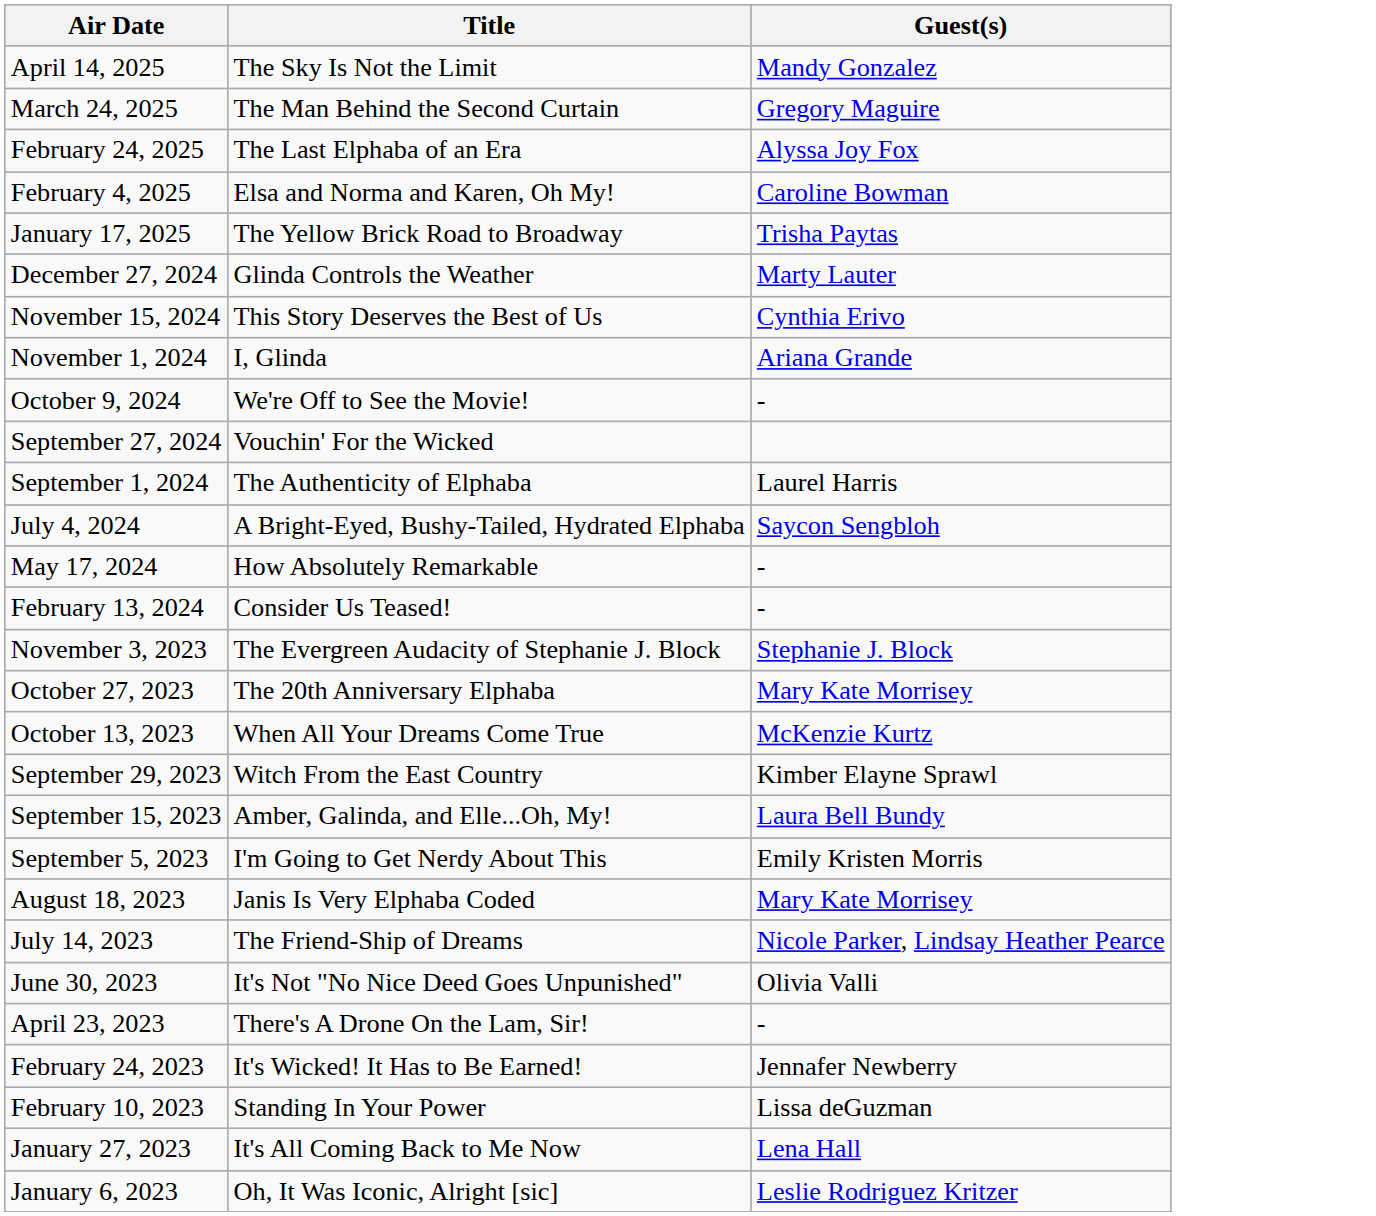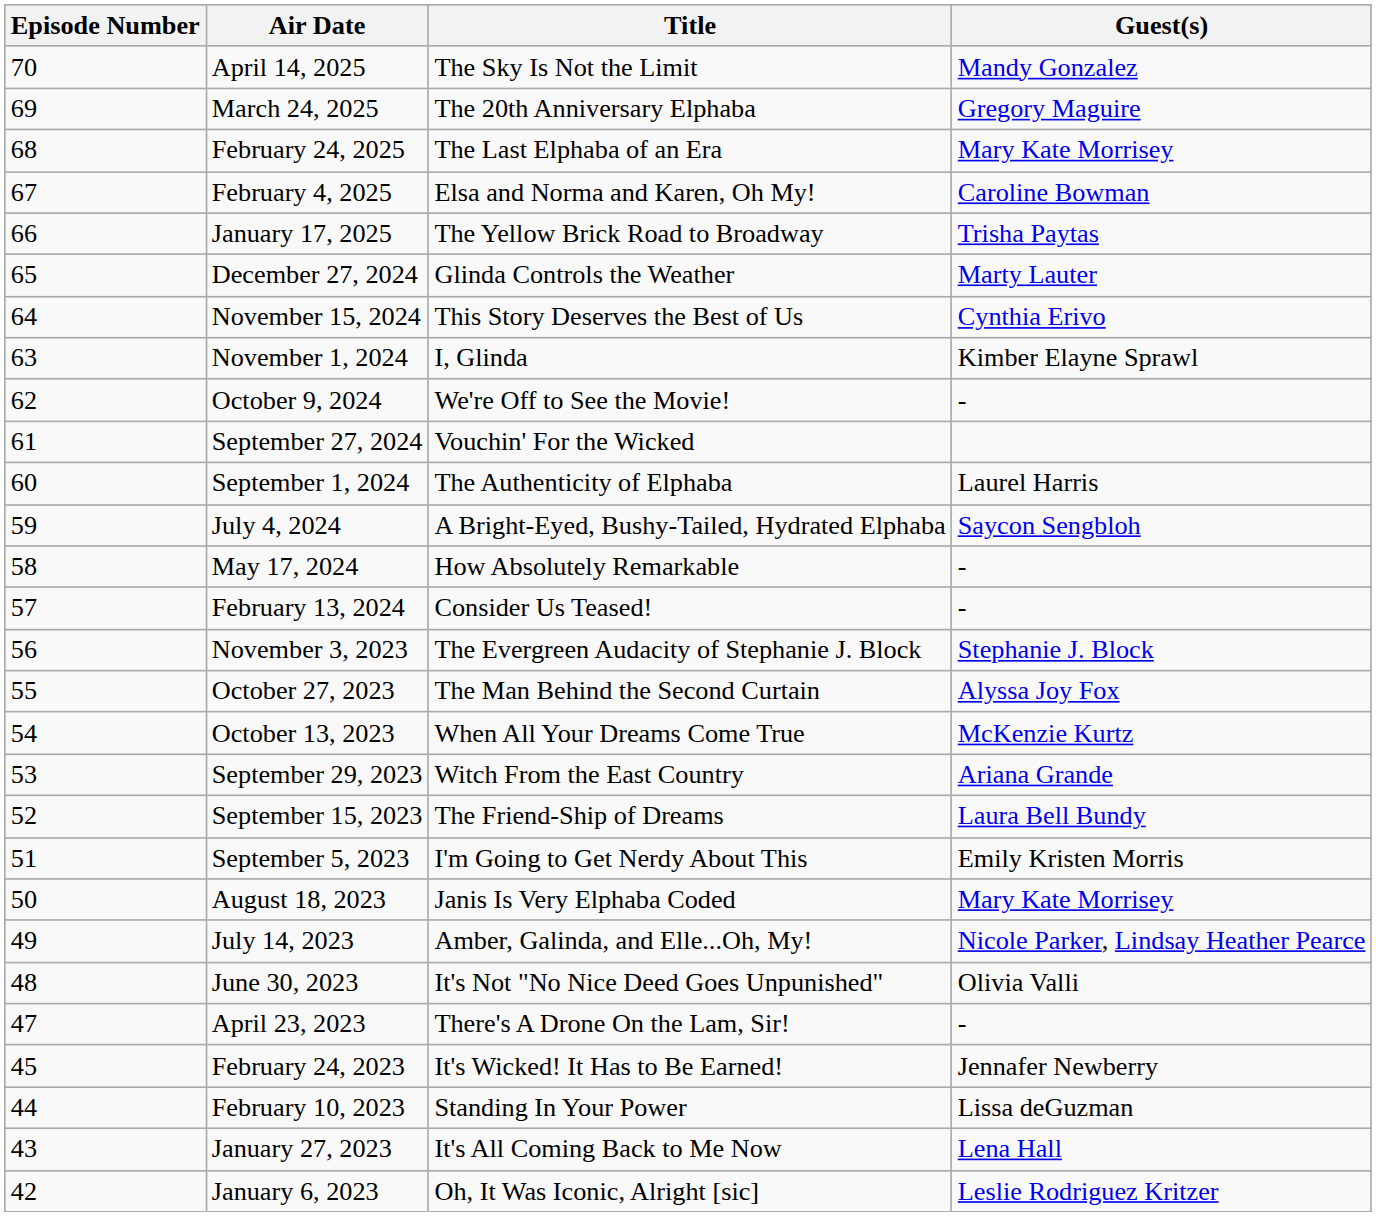+ column: (105, 25)
(426, 108) The Man Behind the Second Curtain -> (595, 108) The 20th Anniversary Elphaba
(838, 150) Alyssa Joy Fox -> (1066, 150) Mary Kate Morrisey
(834, 358) Ariana Grande -> (1078, 358) Kimber Elayne Sprawl
(394, 691) The 20th Anniversary Elphaba -> (627, 691) The Man Behind the Second Curtain
(865, 691) Mary Kate Morrisey -> (1039, 691) Alyssa Joy Fox
(877, 774) Kimber Elayne Sprawl -> (1035, 774) Ariana Grande
(423, 815) Amber, Galinda, and Elle...Oh, My! -> (579, 815) The Friend-Ship of Dreams
(378, 940) The Friend-Ship of Dreams -> (623, 940) Amber, Galinda, and Elle...Oh, My!
